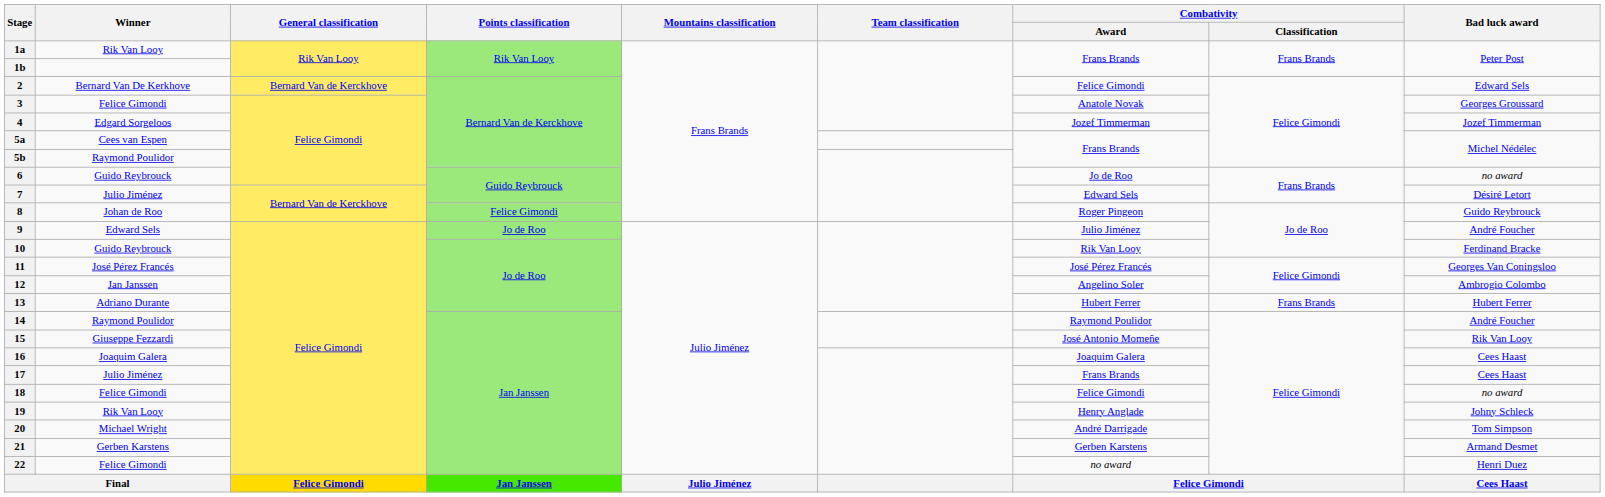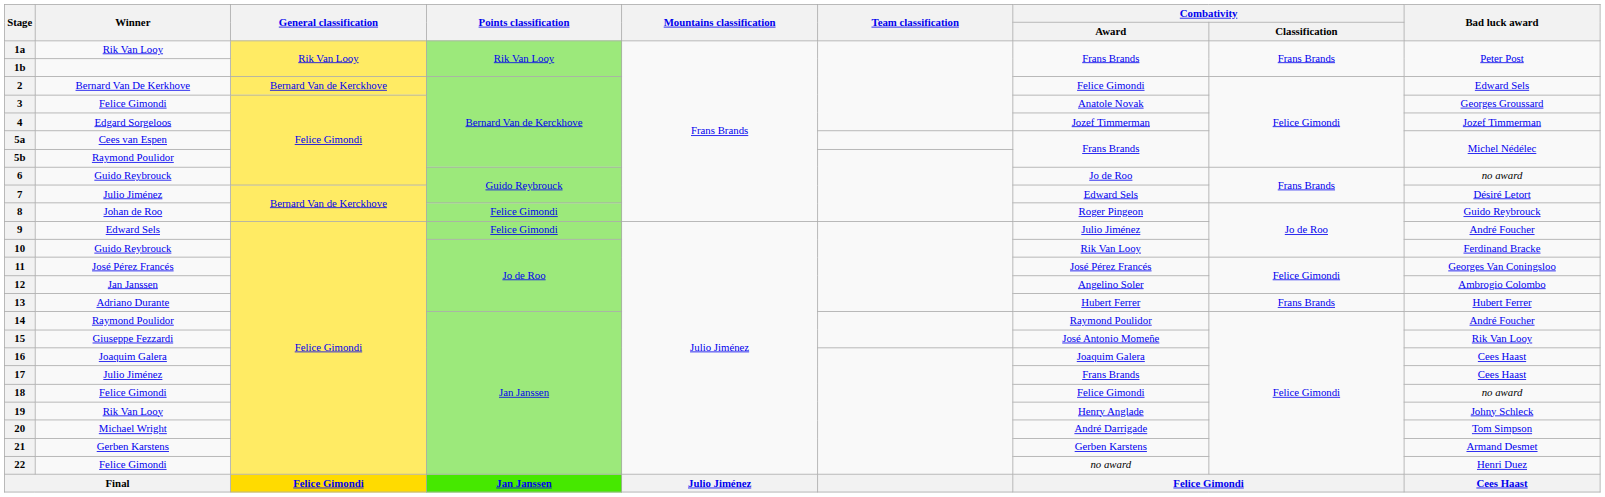(524, 230) Jo de Roo -> (524, 230) Felice Gimondi
